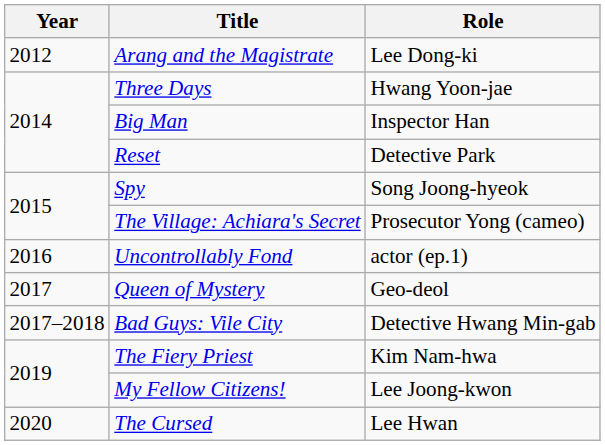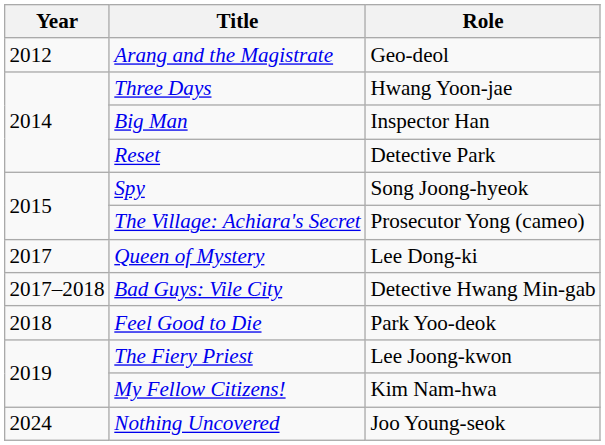(424, 54) Lee Dong-ki -> (410, 54) Geo-deol
- row: (203, 255)
(410, 289) Geo-deol -> (424, 255) Lee Dong-ki
+ row: (188, 322)
(433, 356) Kim Nam-hwa -> (441, 356) Lee Joong-kwon
(441, 389) Lee Joong-kwon -> (433, 389) Kim Nam-hwa
- row: (163, 423)
+ row: (197, 423)
